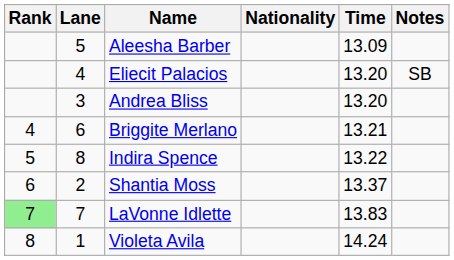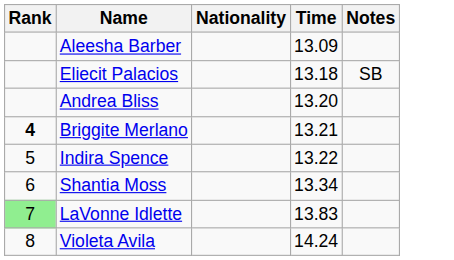- column: (80, 18)
(365, 74) 13.20 -> (316, 74) 13.18
(30, 130) normal -> (30, 130) bold
(365, 185) 13.37 -> (316, 185) 13.34
